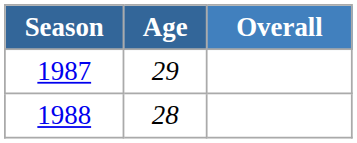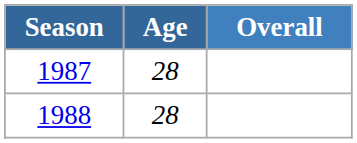(165, 71) 29 -> (165, 71) 28
